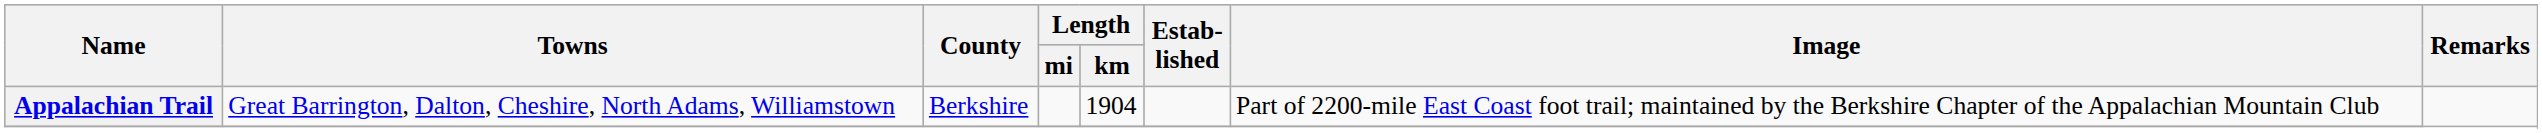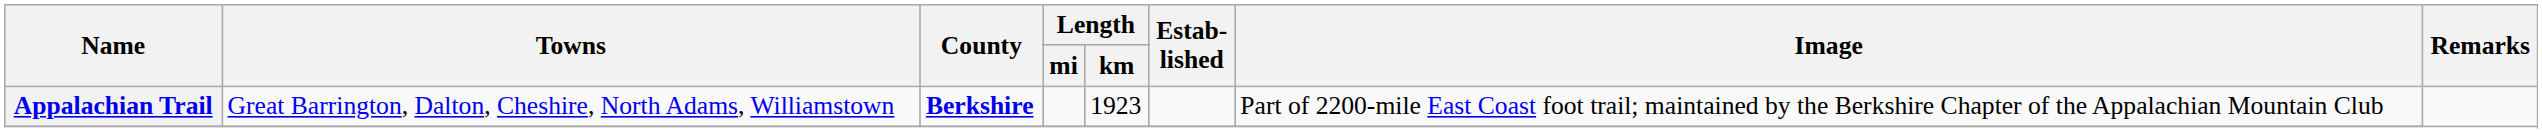(979, 106) normal -> (980, 106) bold
(1111, 106) 1904 -> (1116, 106) 1923
